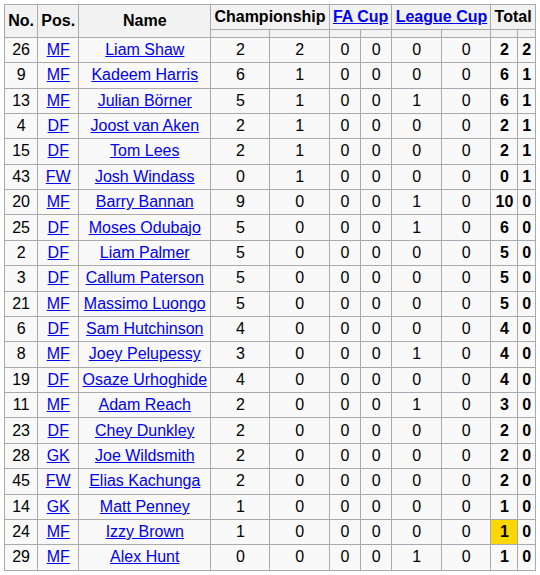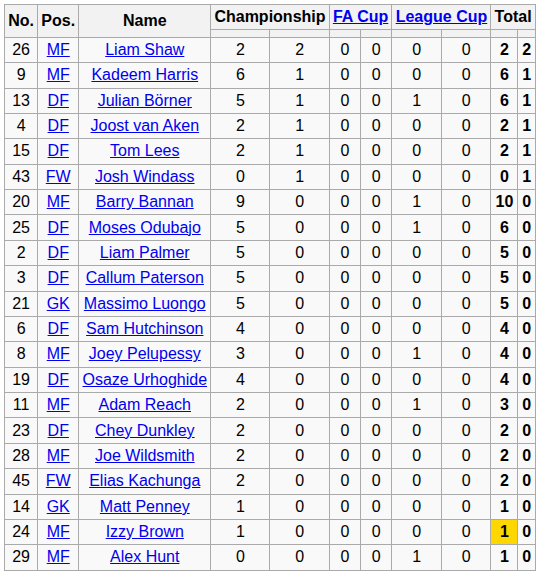(58, 100) MF -> (58, 100) DF
(58, 303) MF -> (58, 303) GK
(58, 455) GK -> (58, 455) MF
